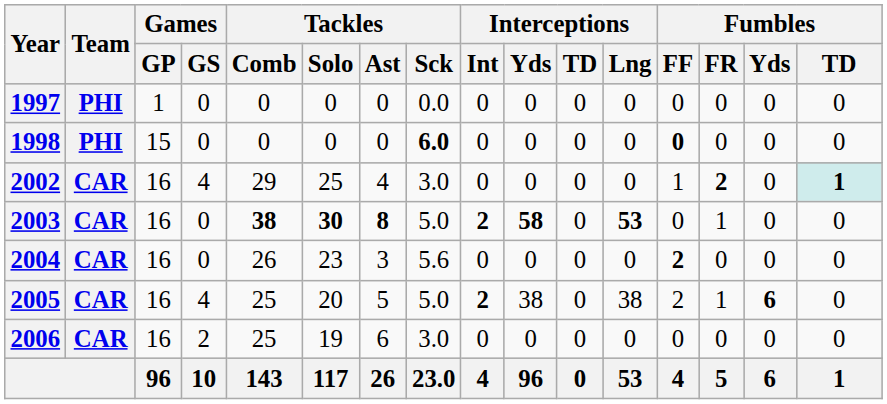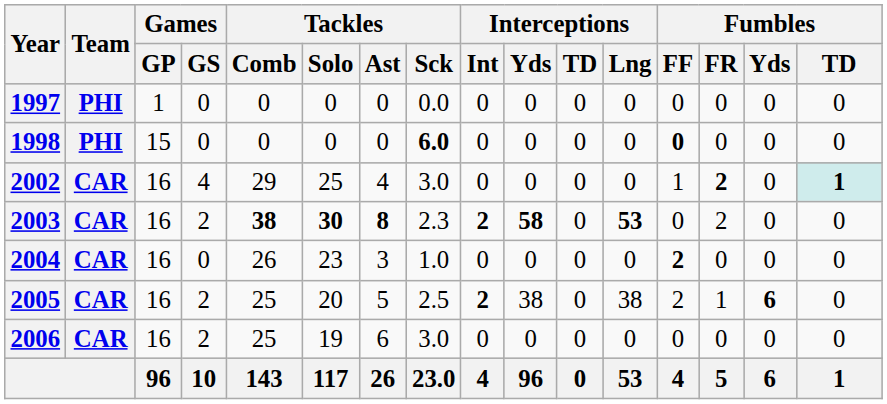(204, 220) 0 -> (204, 220) 2
(434, 220) 5.0 -> (434, 220) 2.3
(721, 220) 1 -> (721, 220) 2
(434, 260) 5.6 -> (434, 260) 1.0
(204, 299) 4 -> (204, 299) 2
(434, 299) 5.0 -> (434, 299) 2.5
